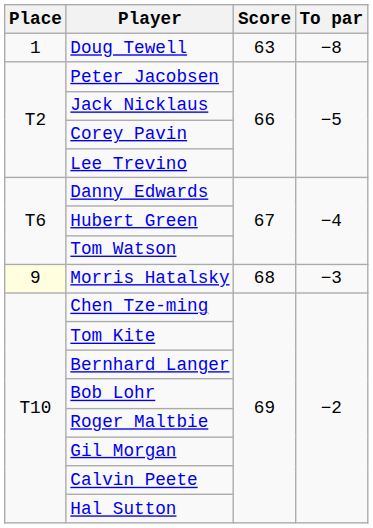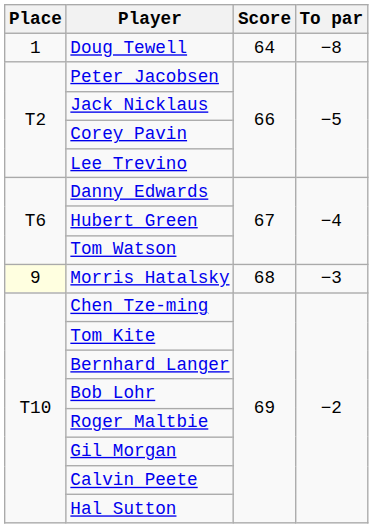(264, 48) 63 -> (264, 48) 64
